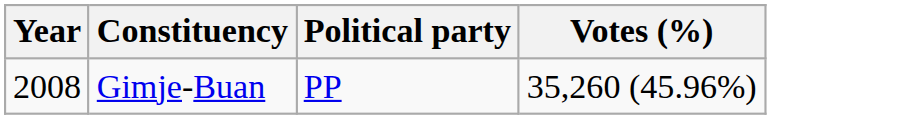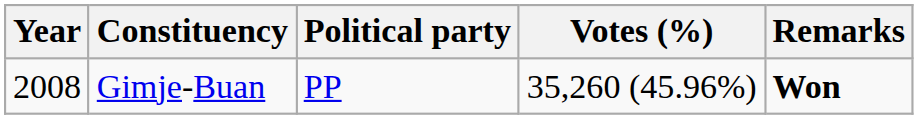+ column: (839, 31)
